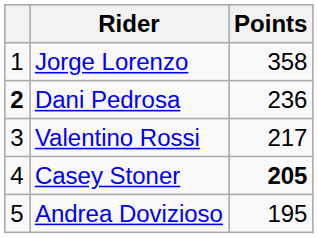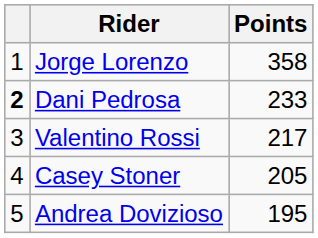(287, 100) 236 -> (287, 100) 233
(287, 176) bold -> (287, 176) normal
